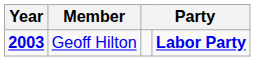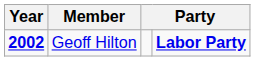(26, 42) 2003 -> (26, 42) 2002
